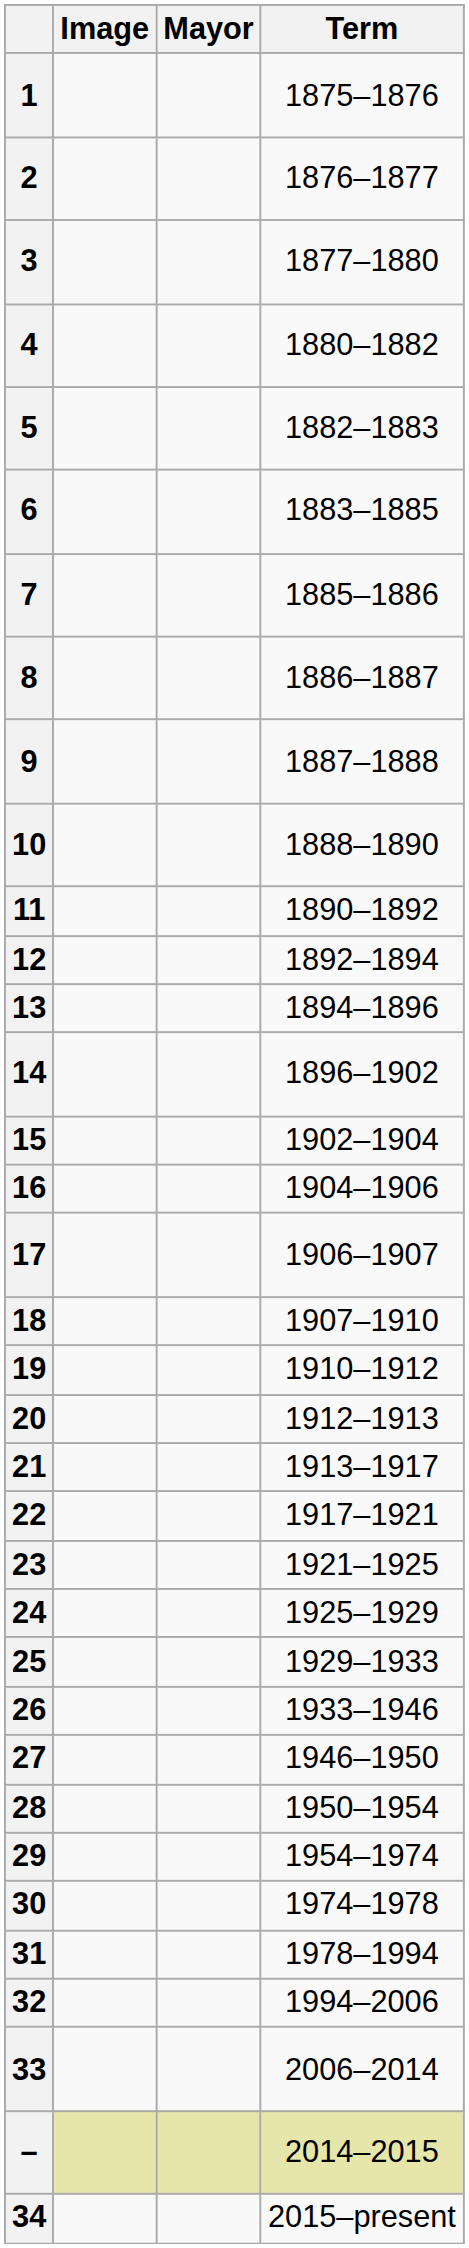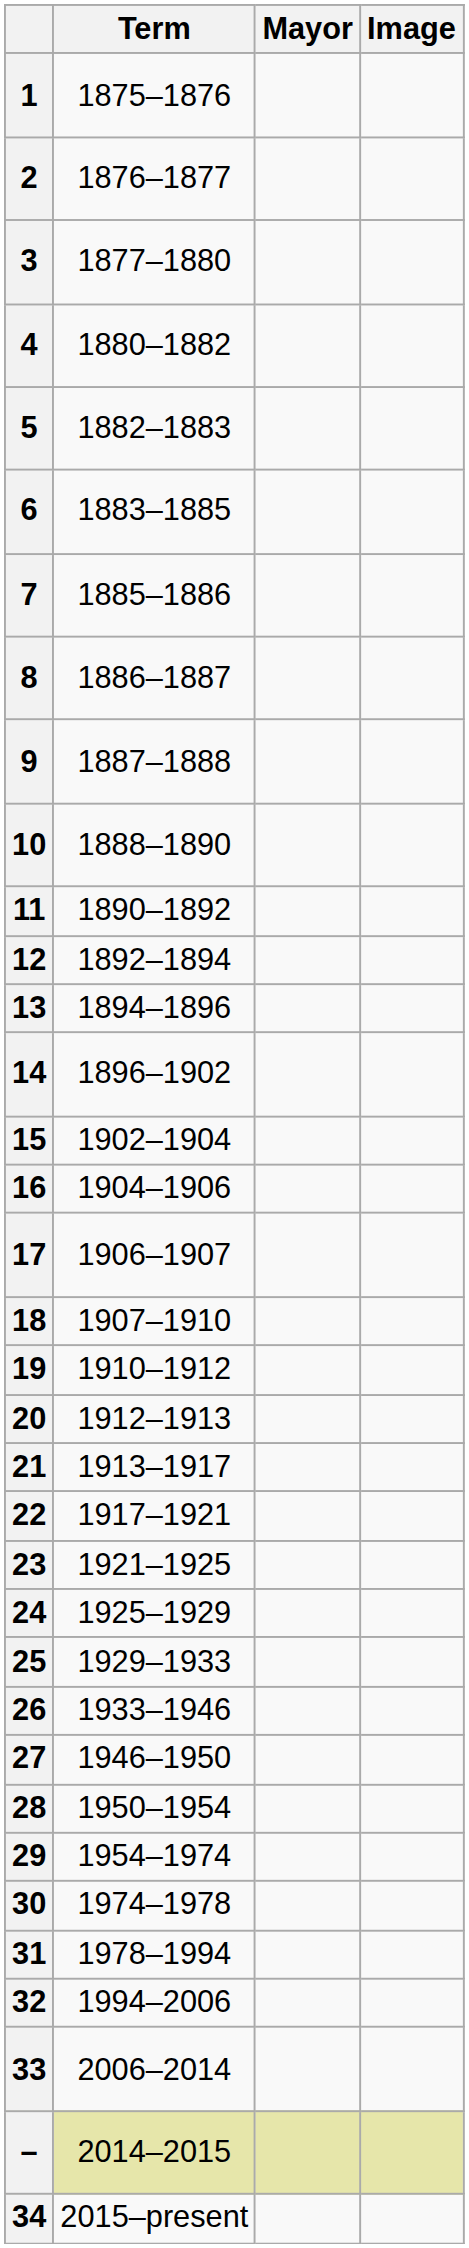columns swapped: (105, 28) <-> (362, 28)
